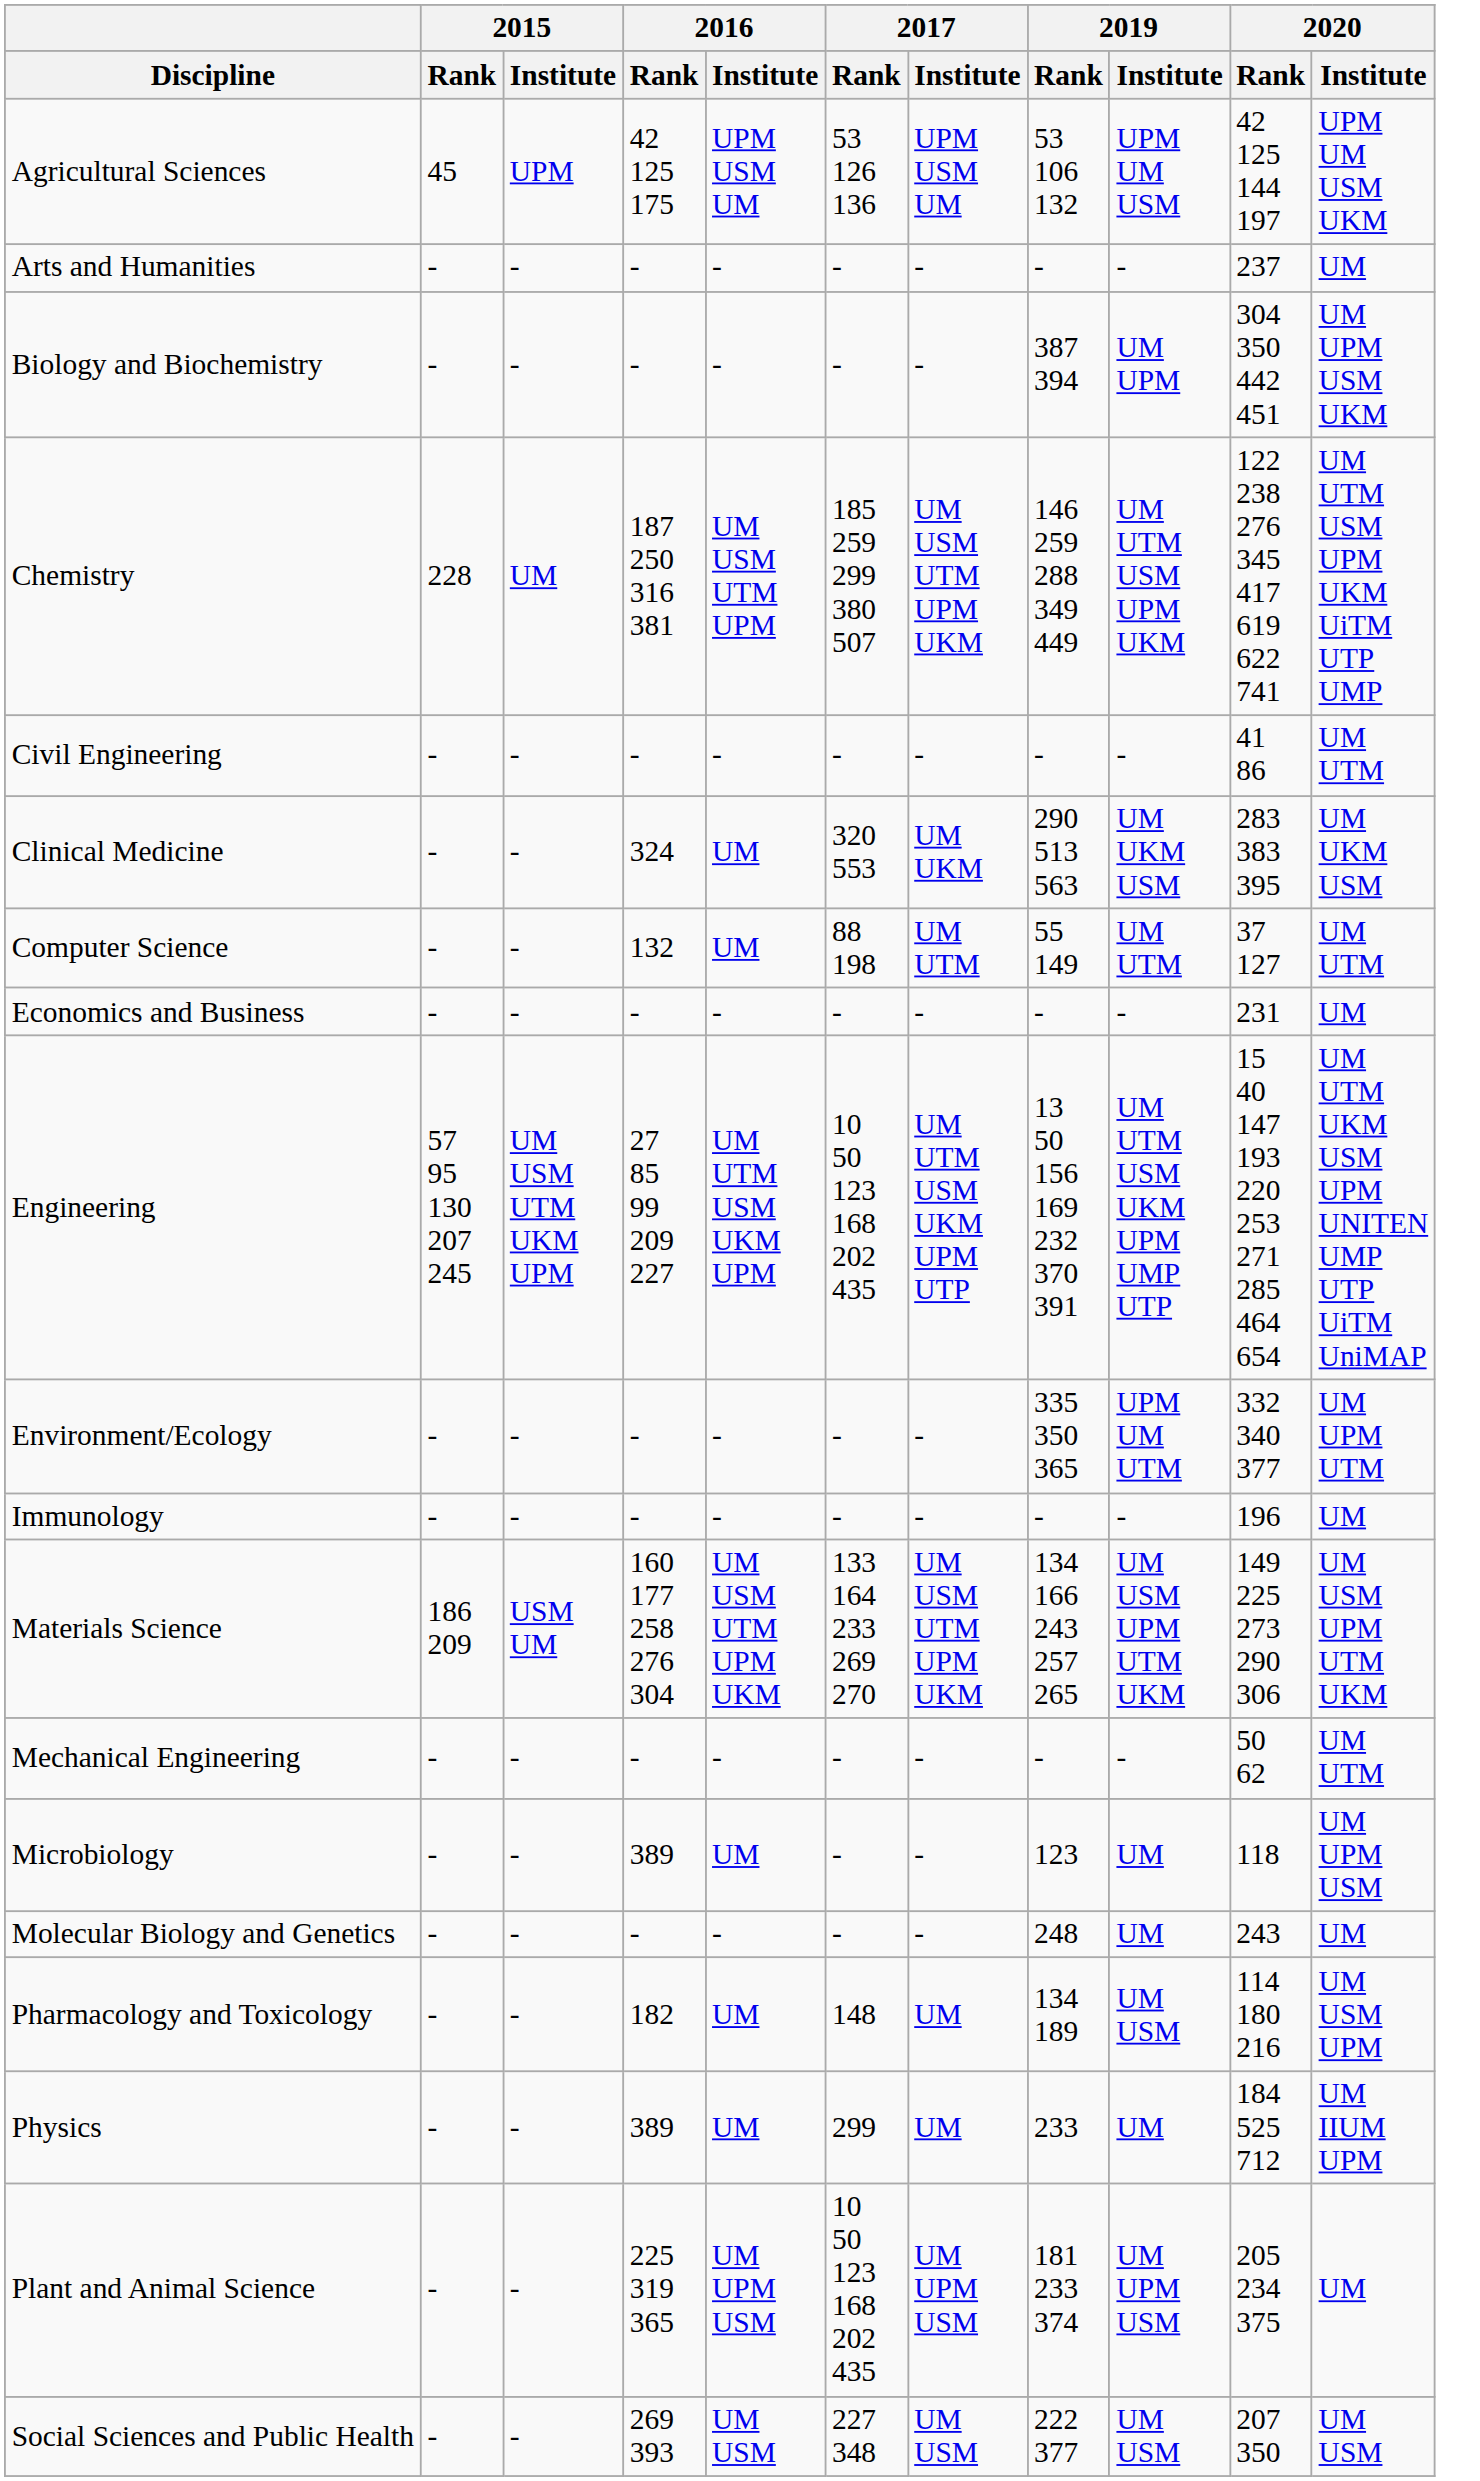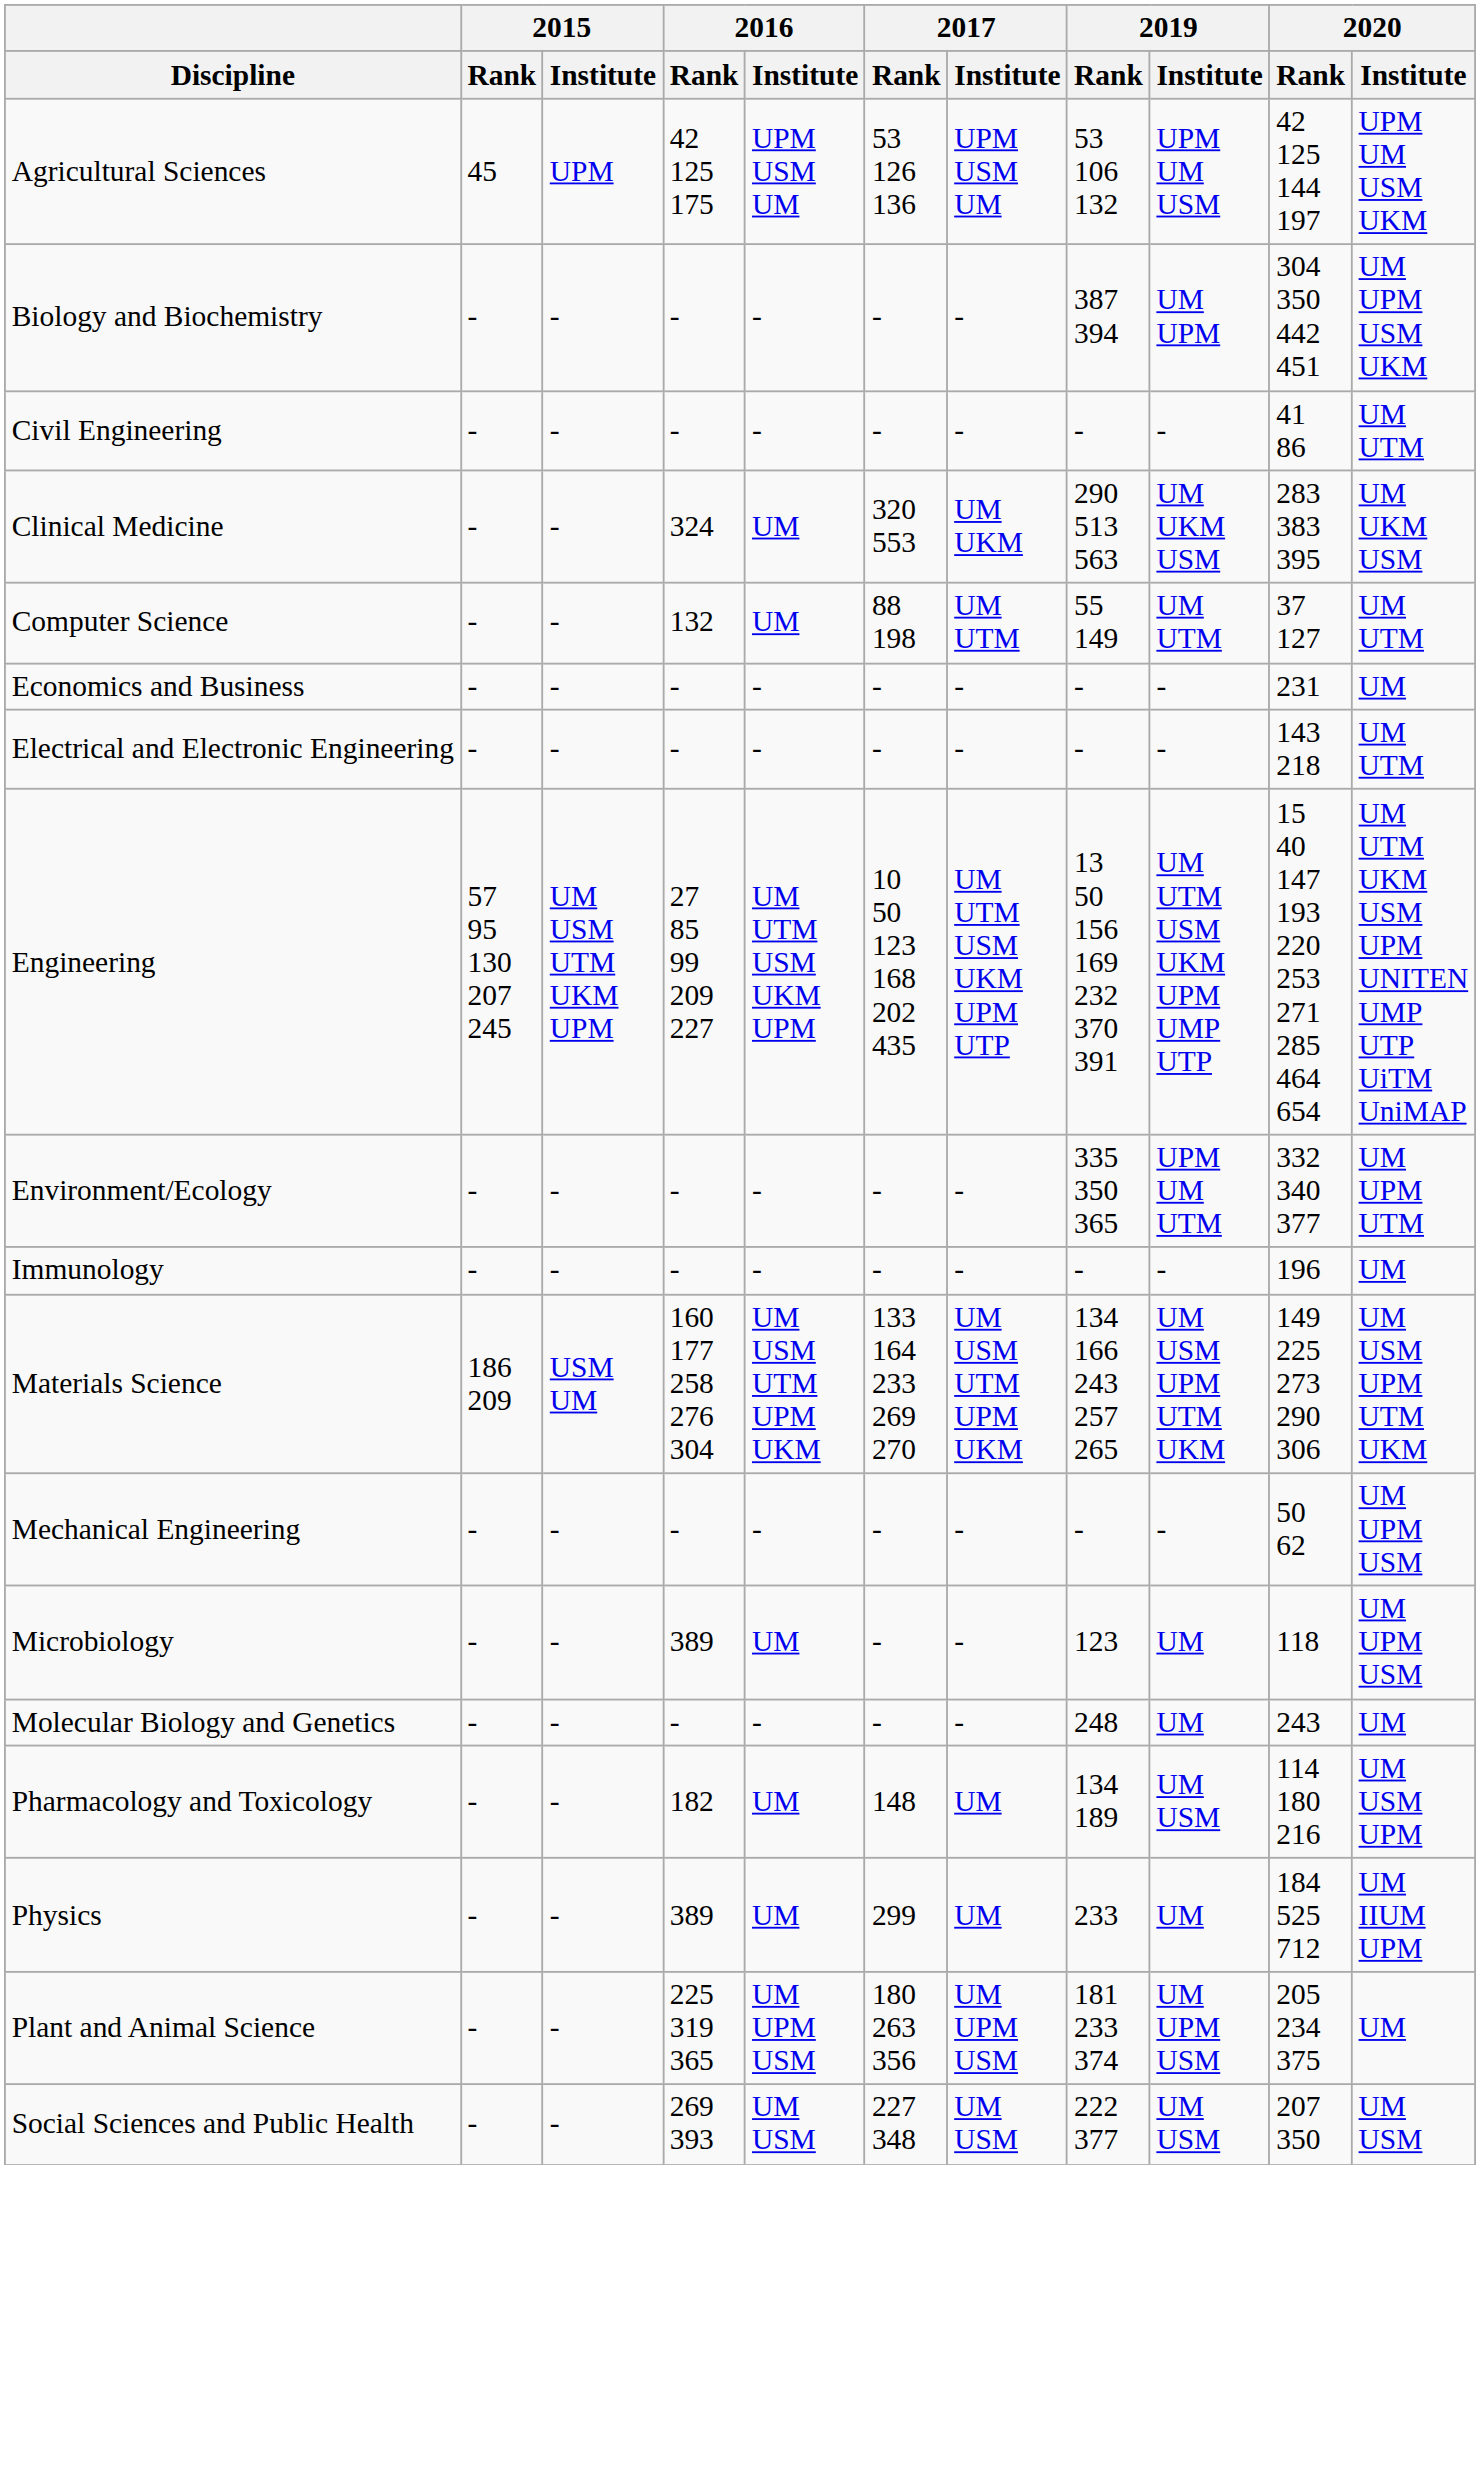- row: (134, 267)
- row: (73, 575)
+ row: (233, 749)
(1351, 1757) UM UTM -> (1390, 1529) UM UPM USM
(854, 2289) 10 50 123 168 202 435 -> (894, 2027) 180 263 356
